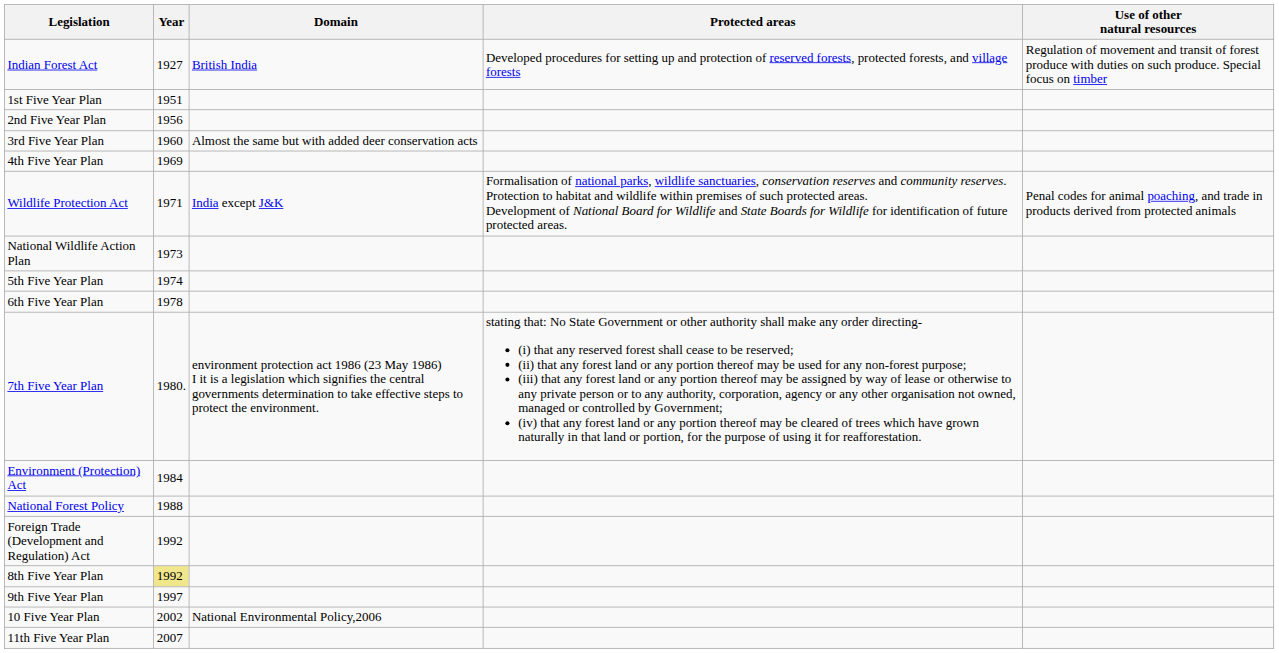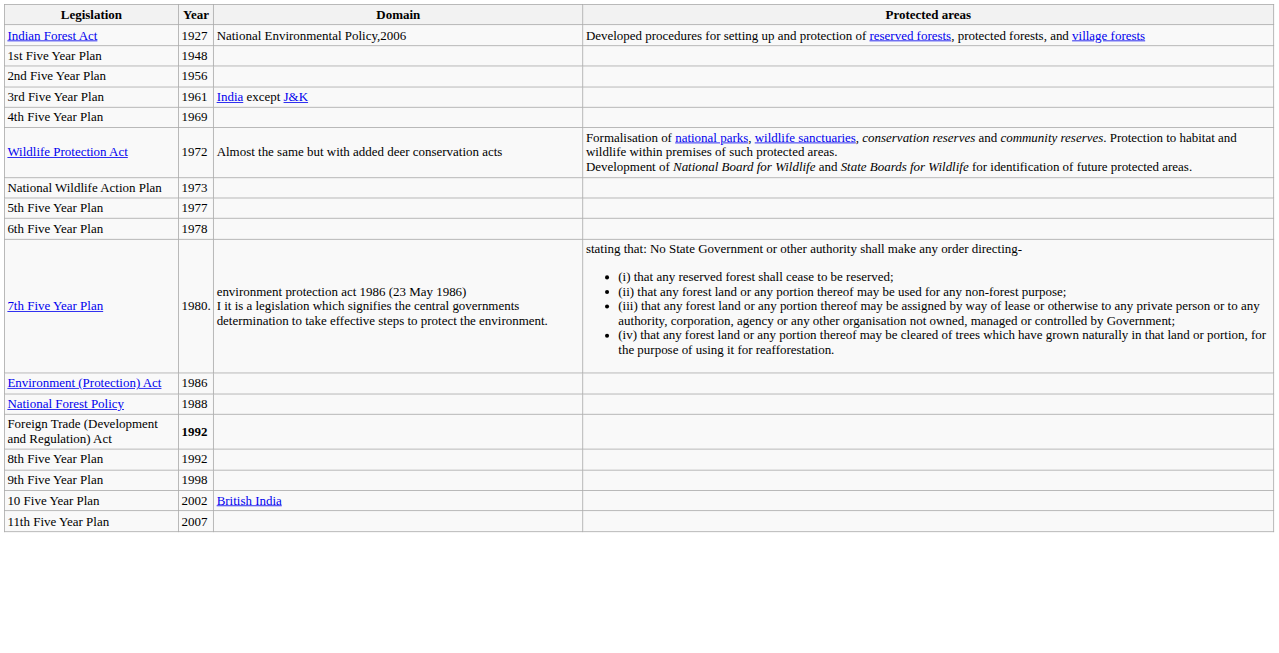- column: (1148, 22)
(224, 64) British India -> (311, 35) National Environmental Policy,2006
(170, 99) 1951 -> (194, 55) 1948
(170, 140) 1960 -> (194, 96) 1961
(335, 140) Almost the same but with added deer conservation acts -> (262, 96) India except J&K
(170, 203) 1971 -> (194, 152) 1972
(238, 203) India except J&K -> (360, 152) Almost the same but with added deer conservation acts
(170, 281) 1974 -> (194, 208) 1977
(170, 478) 1984 -> (194, 383) 1986
(170, 541) normal -> (194, 431) bold
(170, 576) khaki background -> (194, 459) no background
(170, 596) 1997 -> (194, 480) 1998
(287, 617) National Environmental Policy,2006 -> (249, 500) British India
